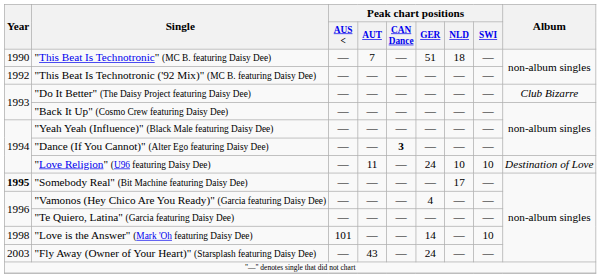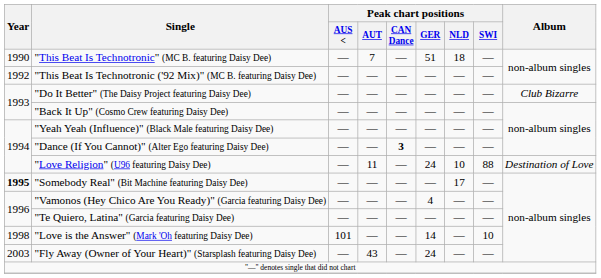(488, 164) 10 -> (488, 164) 88
